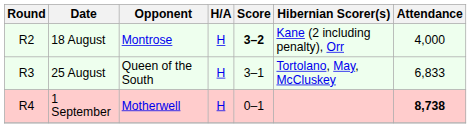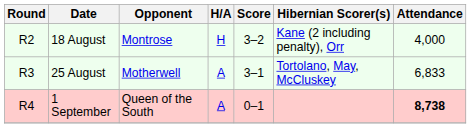(254, 40) bold -> (254, 40) normal
(157, 73) Queen of the South -> (151, 73) Motherwell
(221, 73) H -> (221, 73) A
(151, 106) Motherwell -> (157, 106) Queen of the South
(221, 106) H -> (221, 106) A
